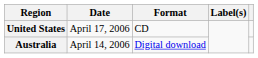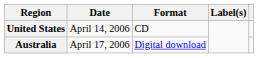(100, 28) April 17, 2006 -> (100, 28) April 14, 2006
(100, 45) April 14, 2006 -> (100, 45) April 17, 2006
